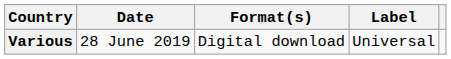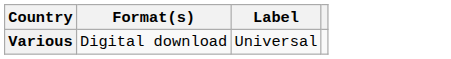- column: (135, 17)
